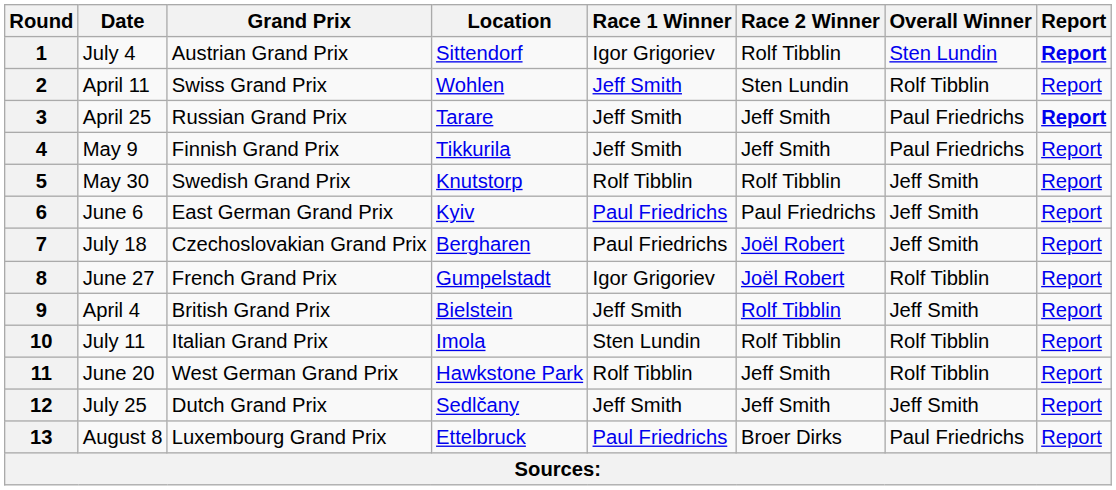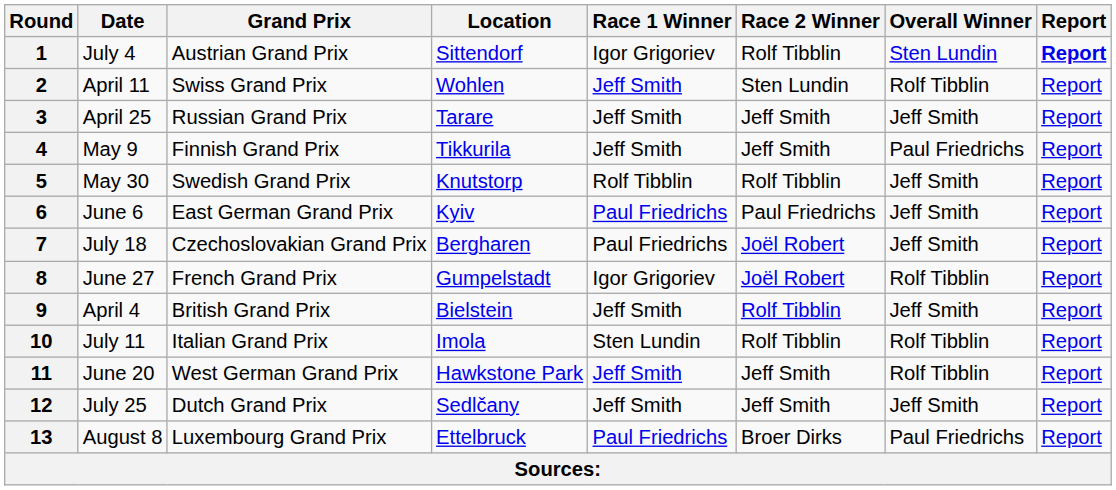(957, 117) Paul Friedrichs -> (934, 117) Jeff Smith
(1074, 117) bold -> (1071, 117) normal
(643, 373) Rolf Tibblin -> (637, 373) Jeff Smith
